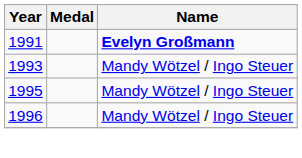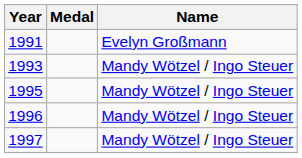(168, 42) bold -> (164, 42) normal
+ row: (25, 140)
